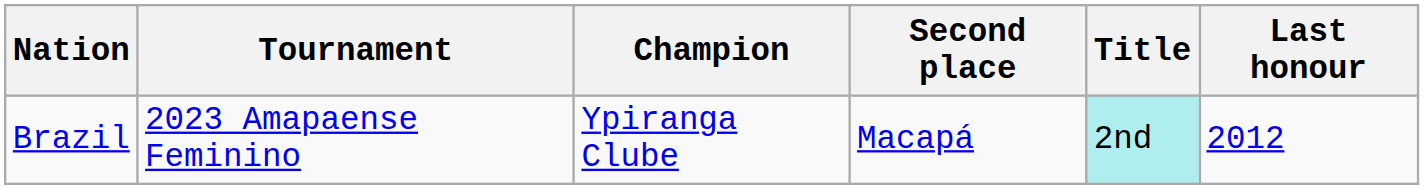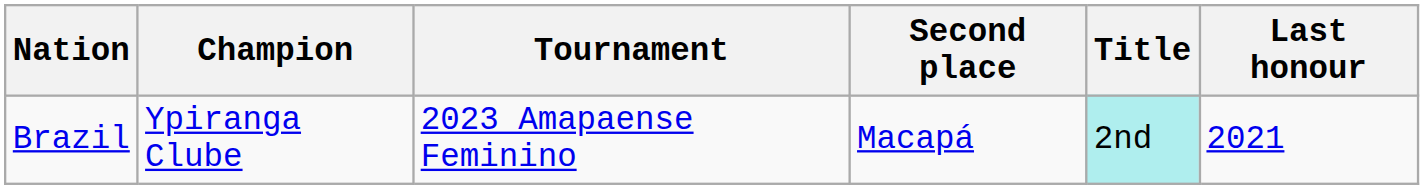columns swapped: (356, 50) <-> (712, 50)
(1245, 139) 2012 -> (1245, 139) 2021
